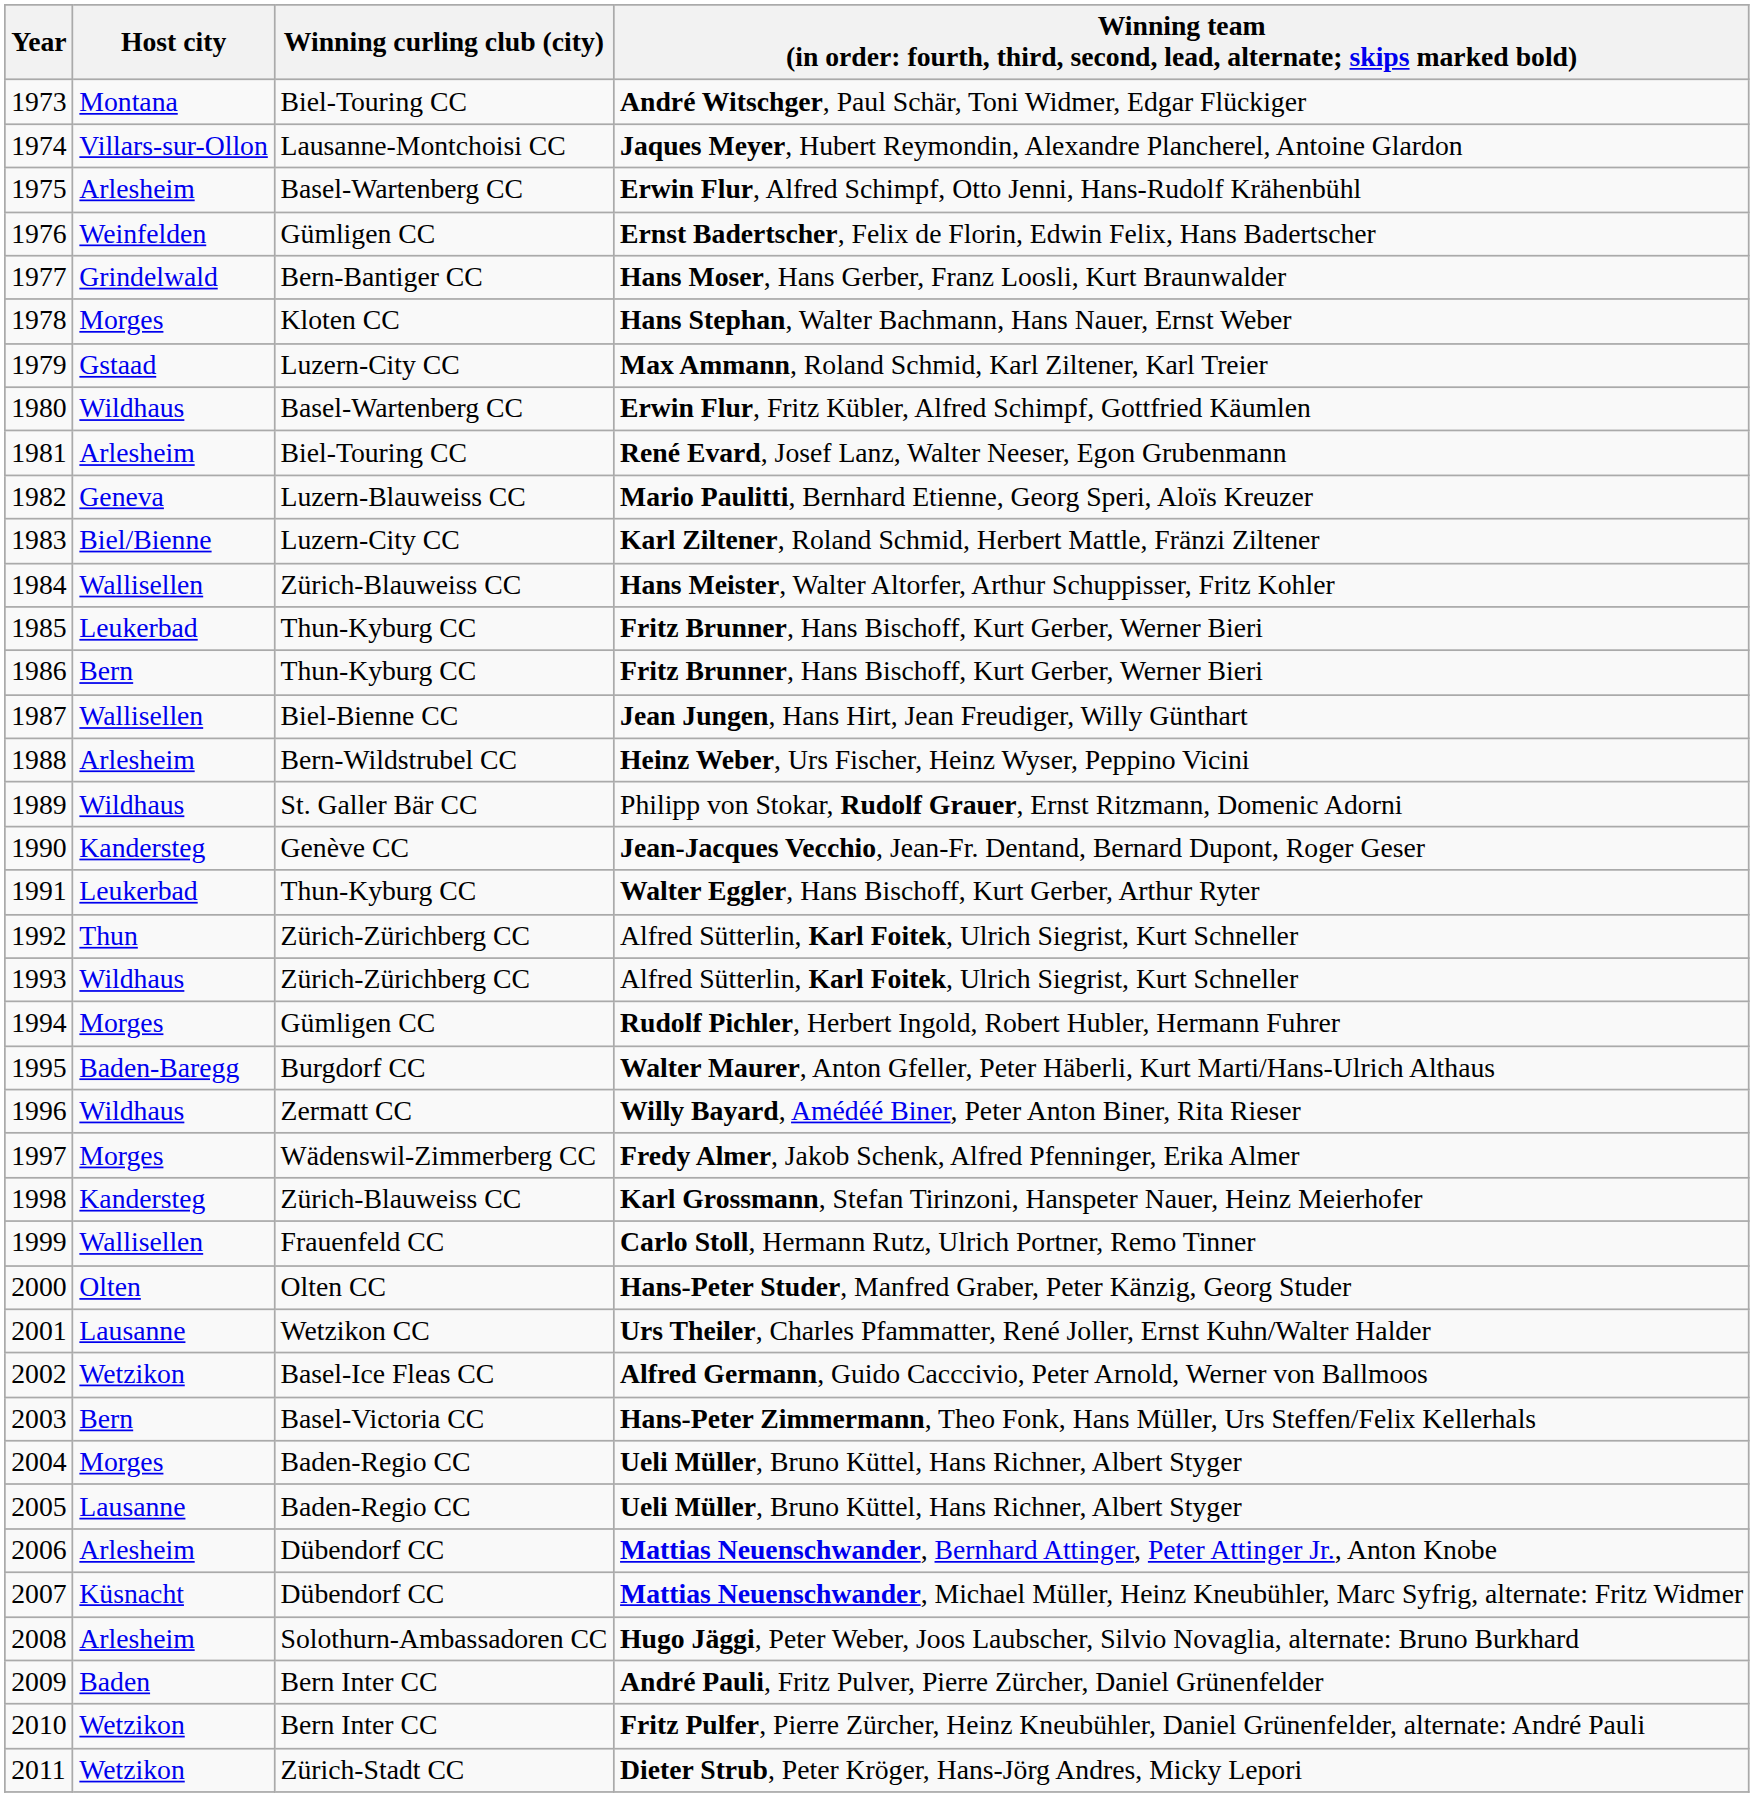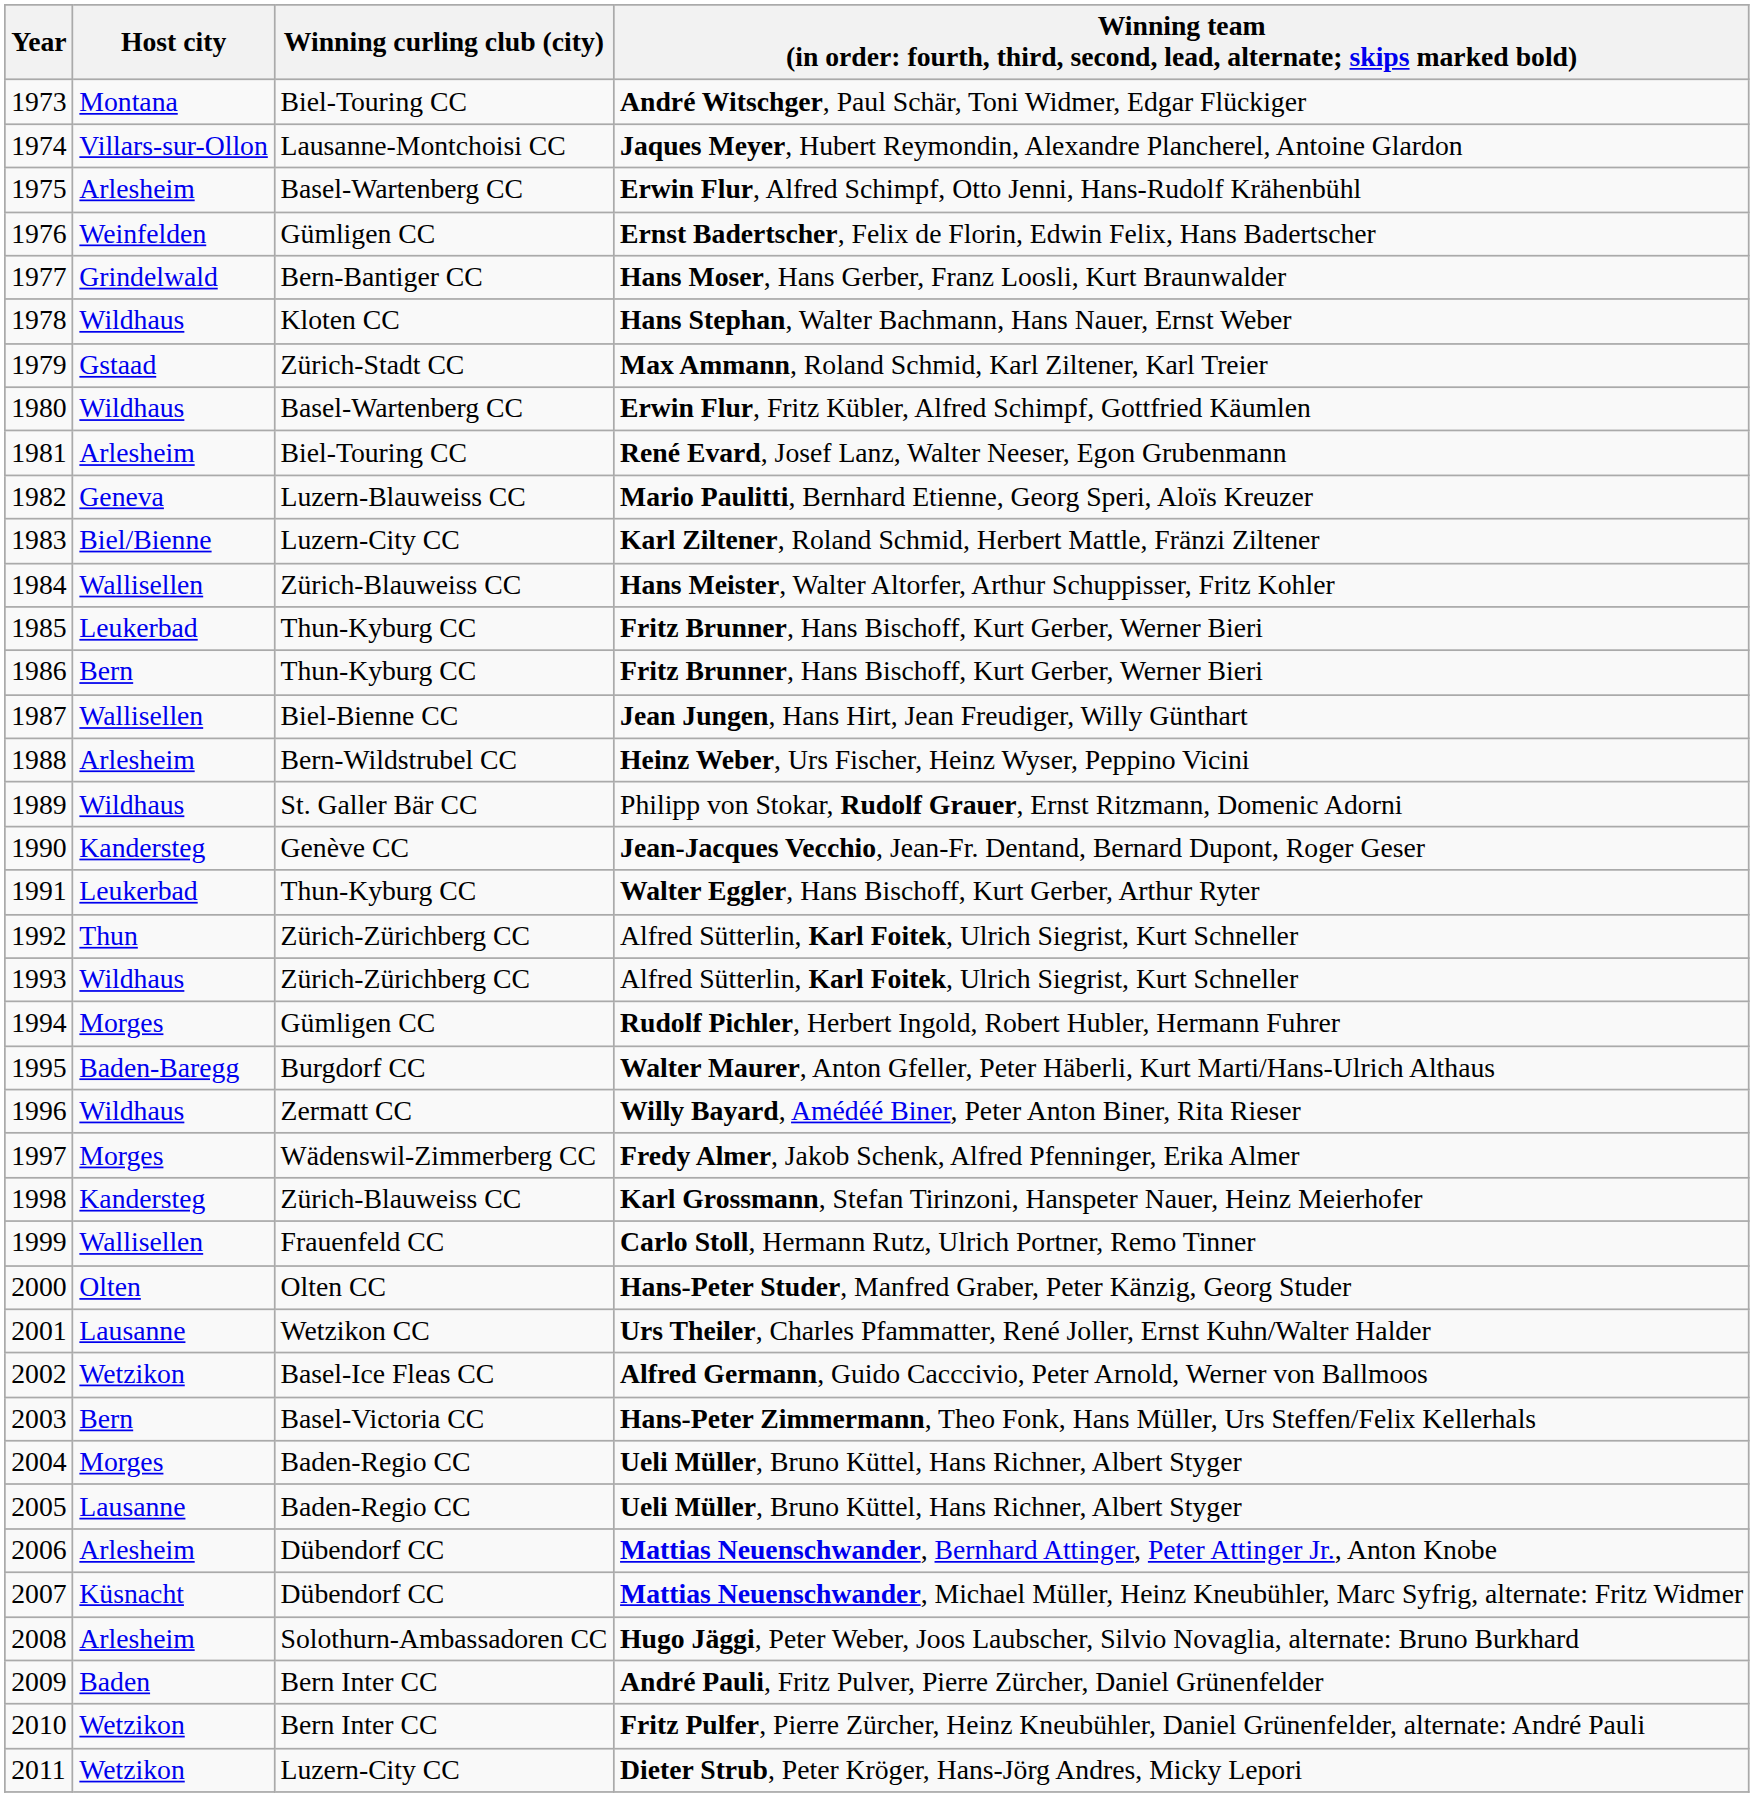(121, 320) Morges -> (132, 320) Wildhaus
(370, 364) Luzern-City CC -> (372, 364) Zürich-Stadt CC
(372, 1769) Zürich-Stadt CC -> (370, 1769) Luzern-City CC
